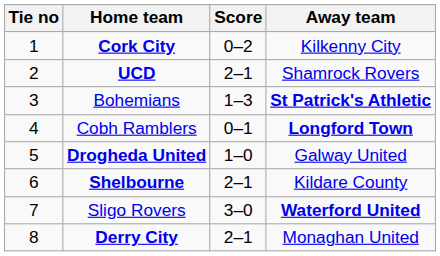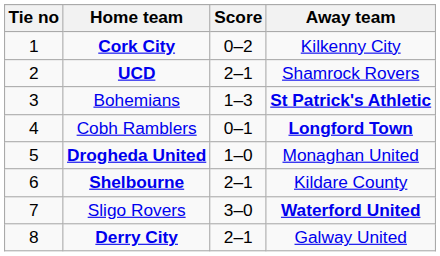(351, 155) Galway United -> (351, 155) Monaghan United
(351, 237) Monaghan United -> (351, 237) Galway United
